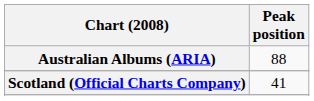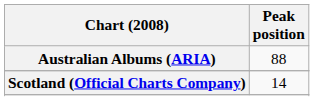(279, 82) 41 -> (279, 82) 14
